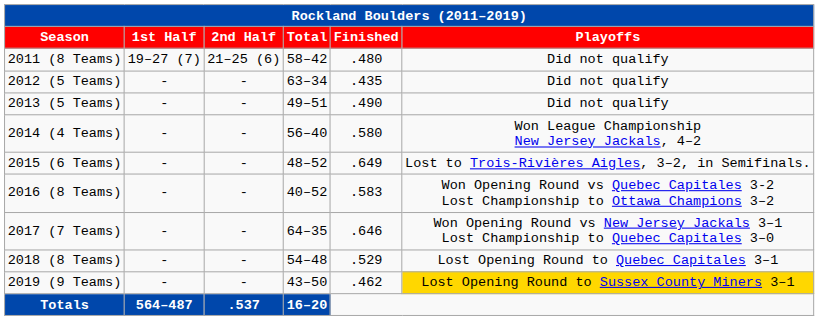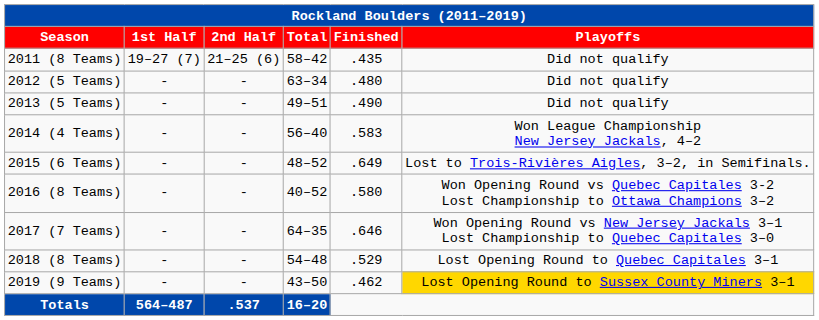(366, 60) .480 -> (366, 60) .435
(366, 82) .435 -> (366, 82) .480
(366, 134) .580 -> (366, 134) .583
(366, 193) .583 -> (366, 193) .580
